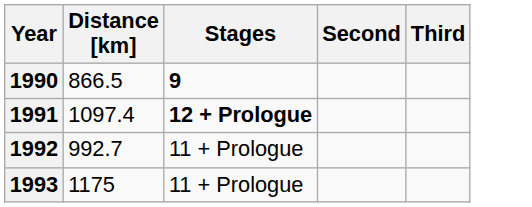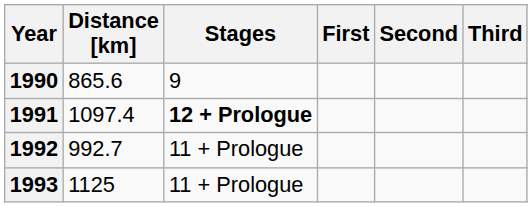+ column: (346, 33)
(95, 80) 866.5 -> (95, 80) 865.6
(175, 80) bold -> (175, 80) normal
(92, 184) 1175 -> (92, 184) 1125
